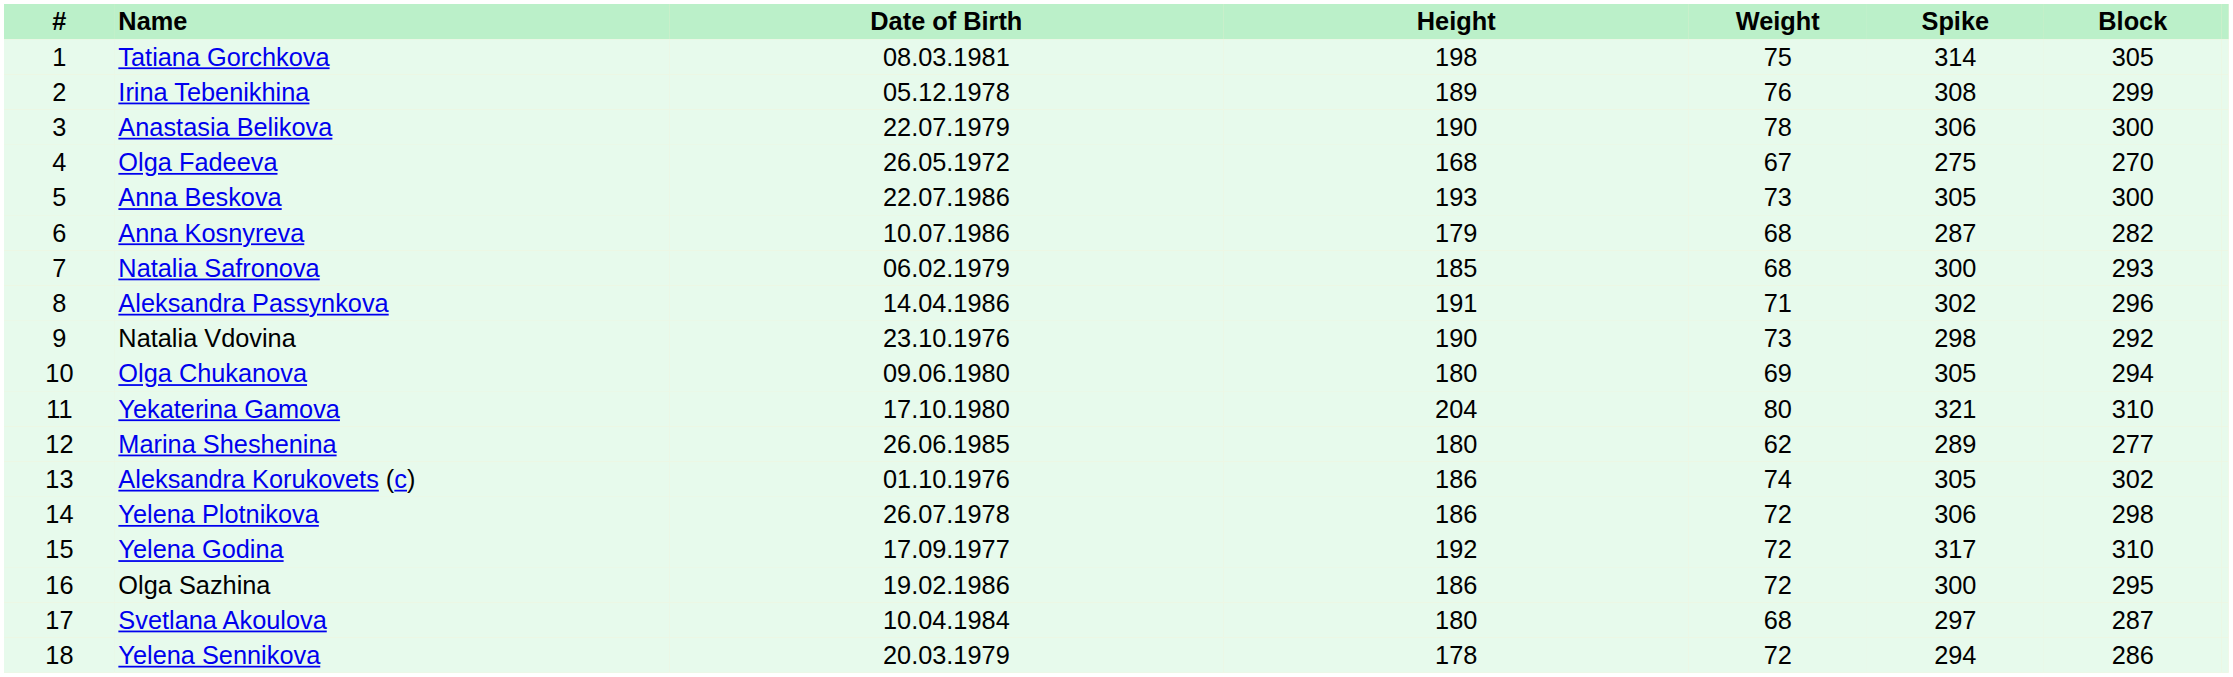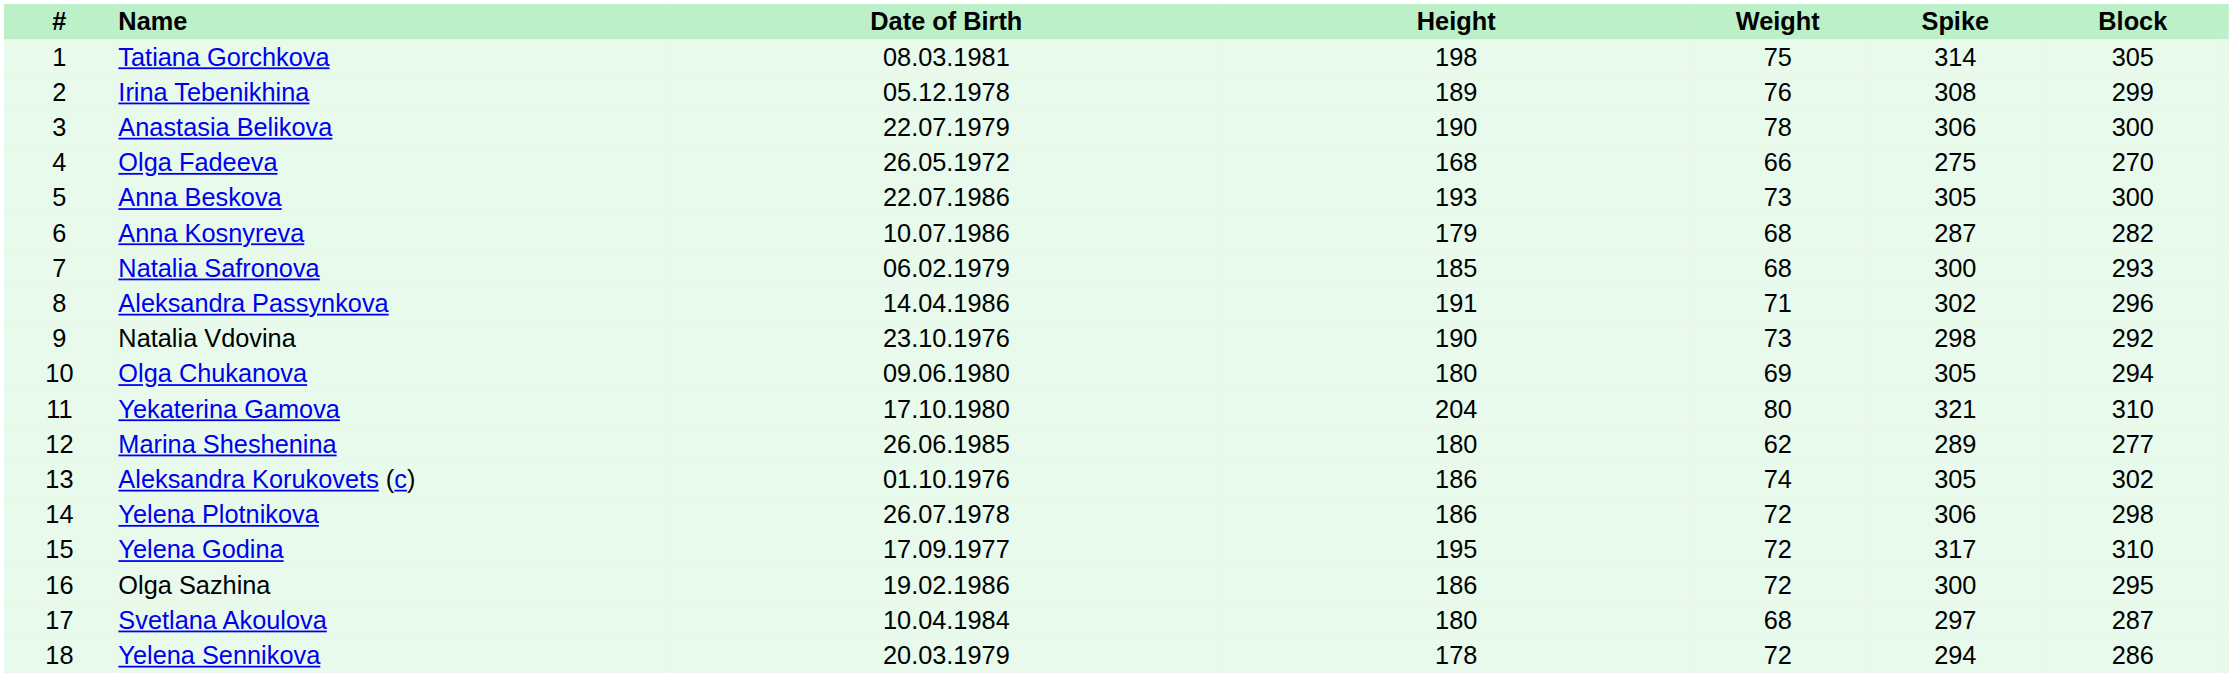(1778, 162) 67 -> (1778, 162) 66
(1456, 550) 192 -> (1456, 550) 195
